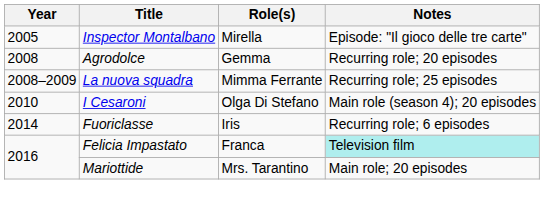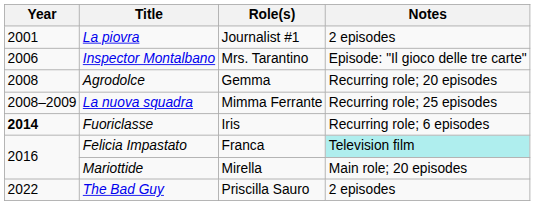+ row: (111, 37)
(23, 37) 2005 -> (23, 59) 2006
(242, 37) Mirella -> (265, 59) Mrs. Tarantino
- row: (114, 102)
(23, 124) normal -> (23, 124) bold
(265, 168) Mrs. Tarantino -> (242, 168) Mirella
+ row: (123, 189)
